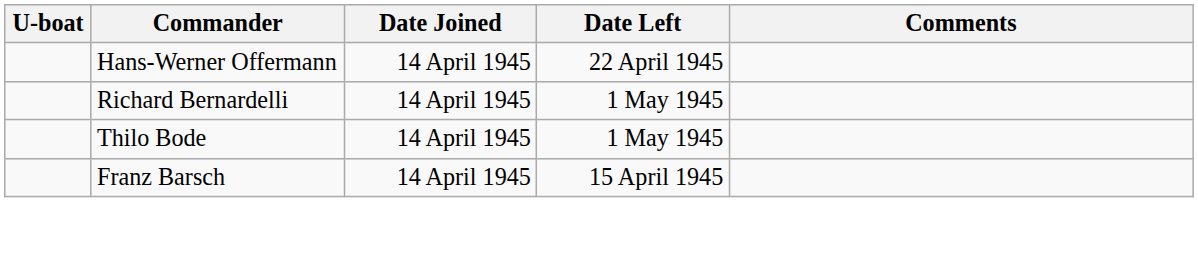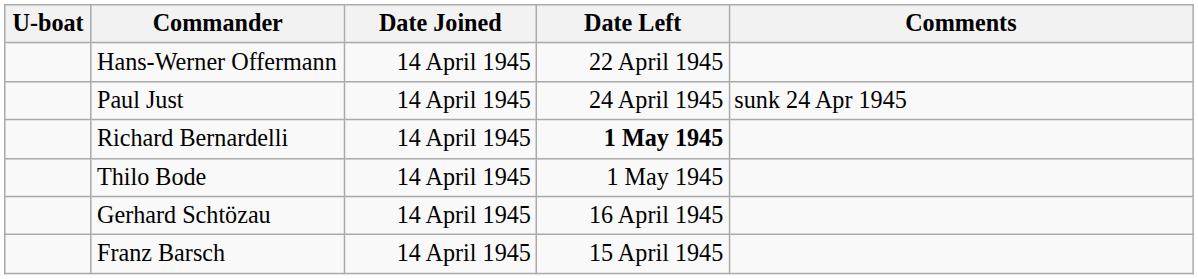+ row: (140, 100)
(665, 100) normal -> (664, 138) bold
+ row: (184, 215)
